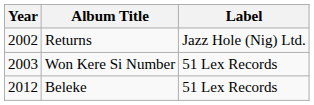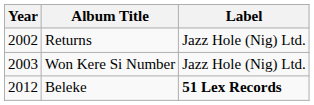(230, 64) 51 Lex Records -> (244, 64) Jazz Hole (Nig) Ltd.
(230, 87) normal -> (232, 87) bold
